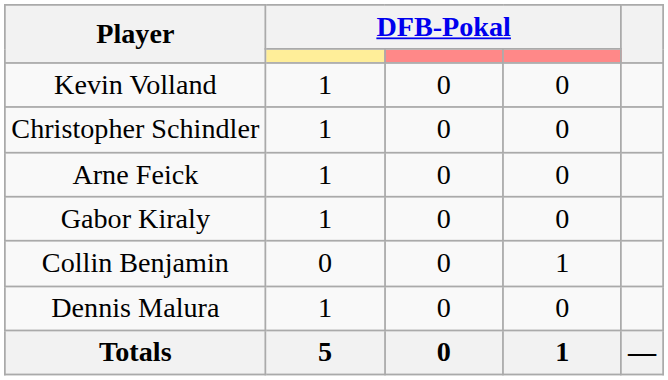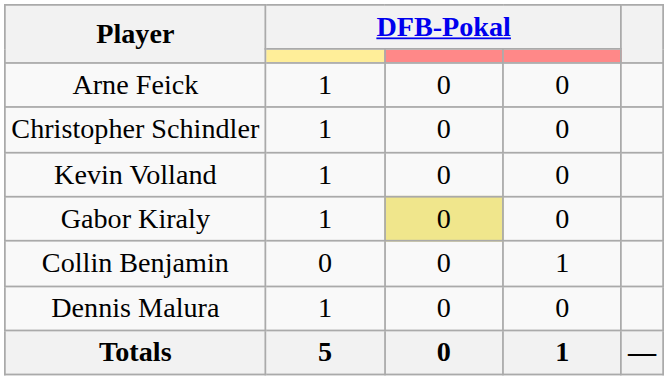rows swapped: (135, 84) <-> (135, 173)
(444, 218) no background -> (444, 218) khaki background
